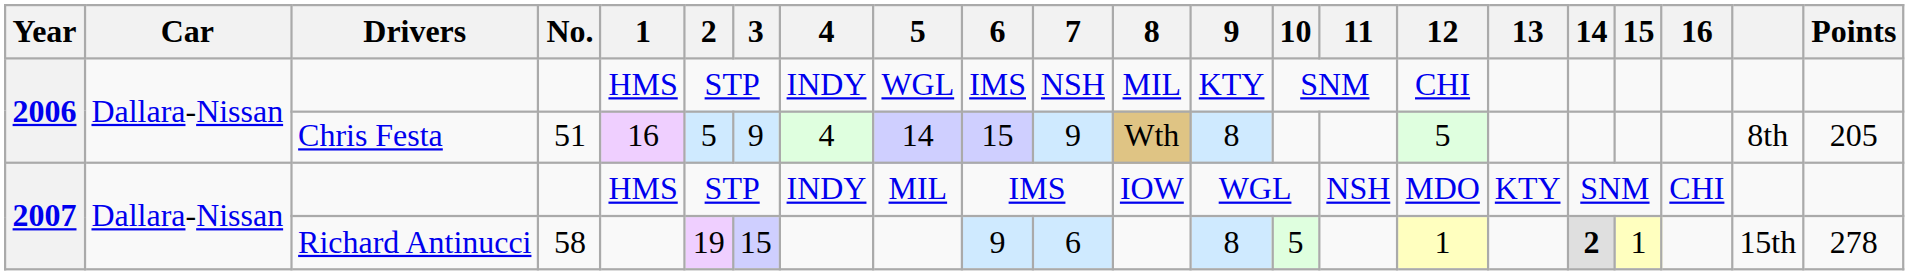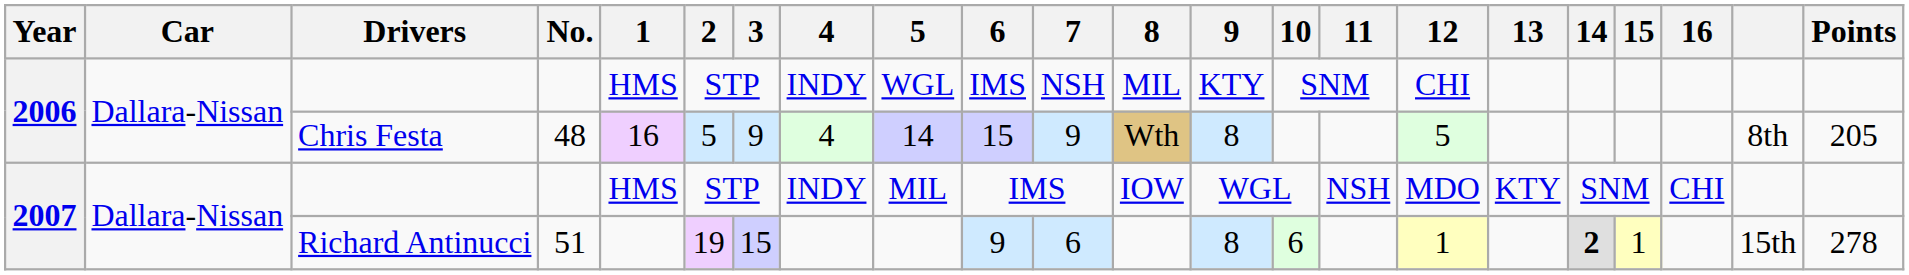(570, 136) 51 -> (570, 136) 48
(570, 242) 58 -> (570, 242) 51
(1295, 242) 5 -> (1295, 242) 6
